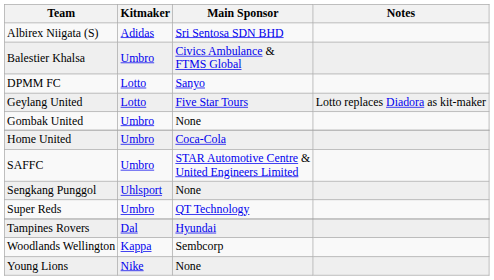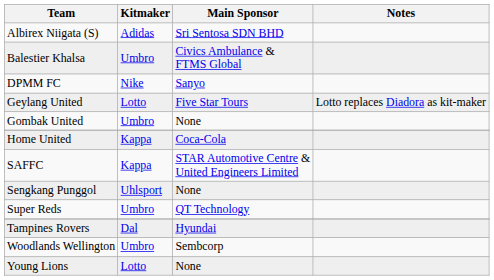(133, 83) Lotto -> (132, 83) Nike
(137, 139) Umbro -> (136, 139) Kappa
(137, 165) Umbro -> (136, 165) Kappa
(136, 247) Kappa -> (137, 247) Umbro
(132, 265) Nike -> (133, 265) Lotto
